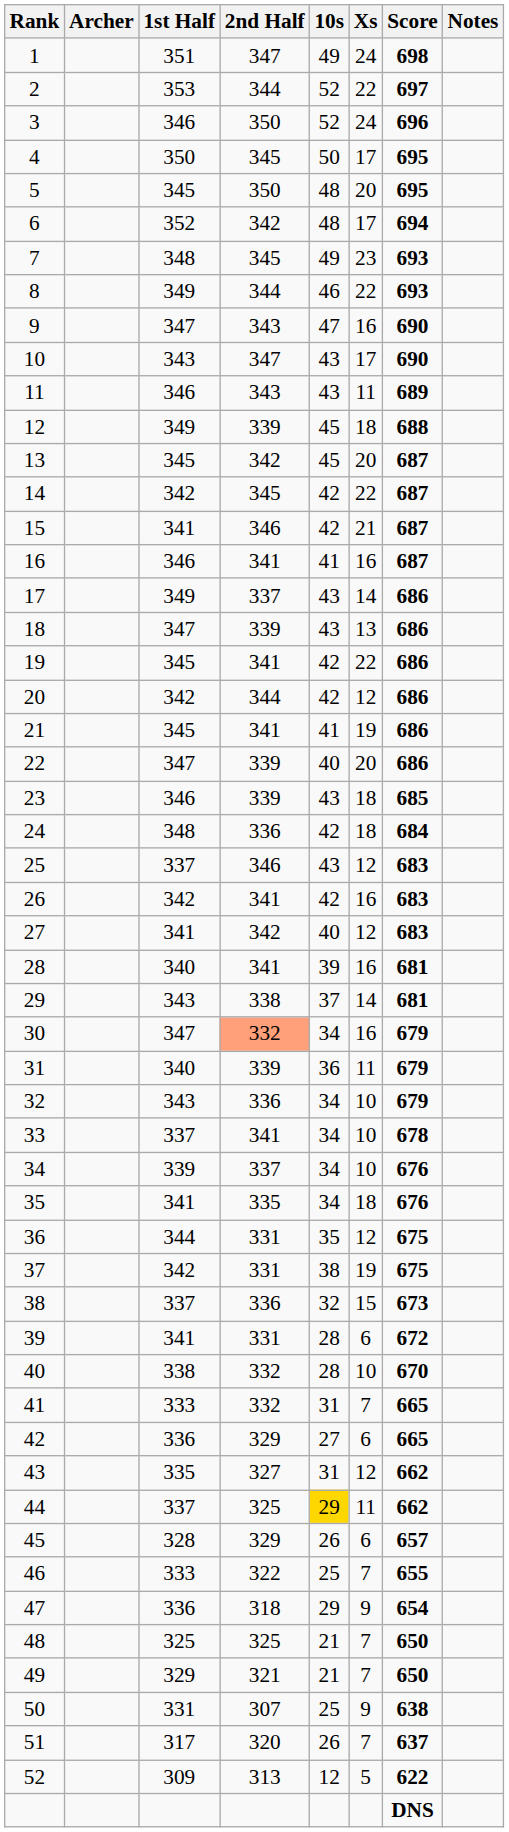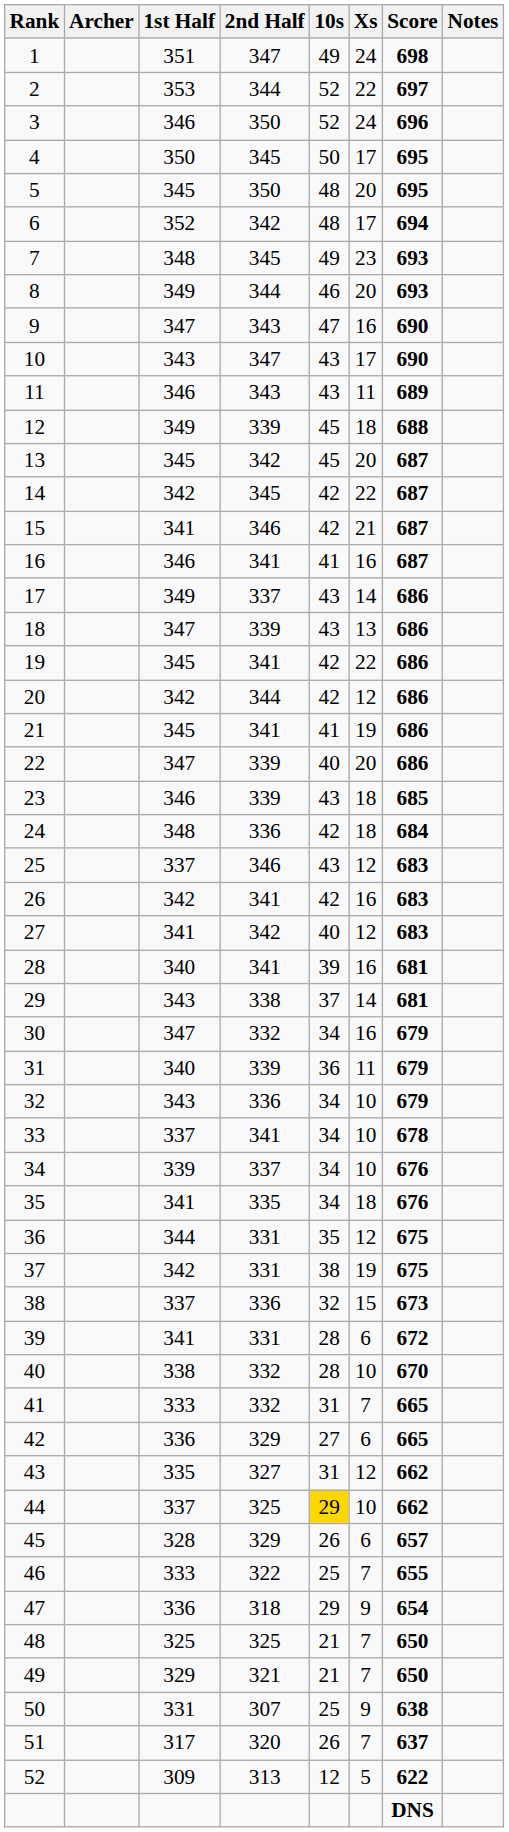(366, 291) 22 -> (366, 291) 20
(265, 1033) lightsalmon background -> (265, 1033) no background
(366, 1506) 11 -> (366, 1506) 10
